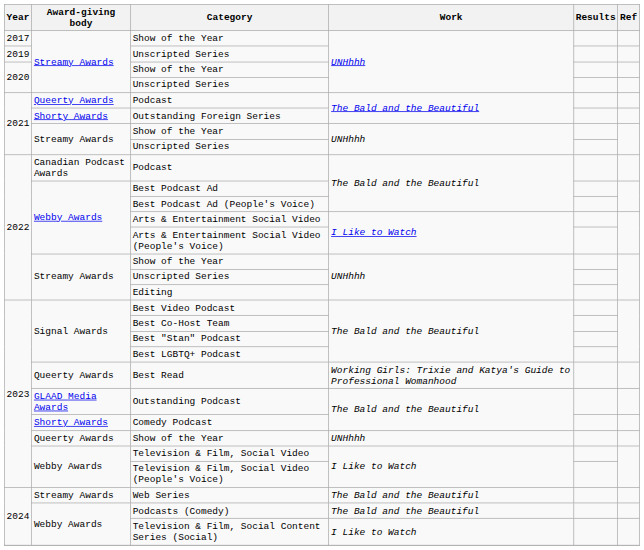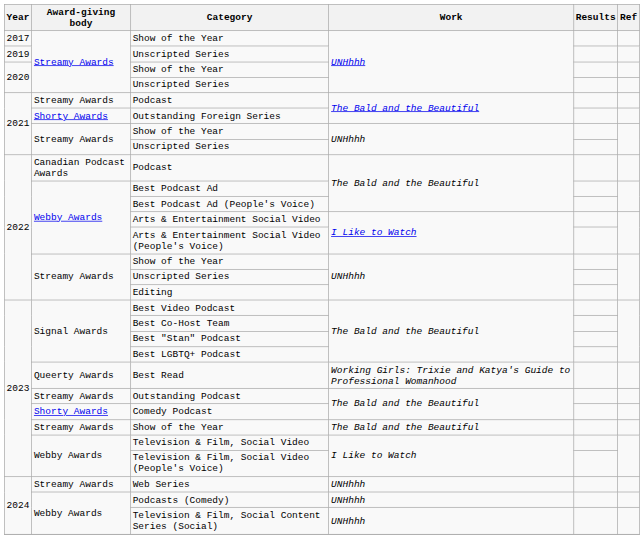(74, 100) Queerty Awards -> (74, 100) Streamy Awards
(65, 402) GLAAD Media Awards -> (74, 396) Streamy Awards
(74, 438) Queerty Awards -> (74, 427) Streamy Awards
(348, 438) UNHhhh -> (405, 427) The Bald and the Beautiful
(405, 495) The Bald and the Beautiful -> (348, 484) UNHhhh
(405, 511) The Bald and the Beautiful -> (348, 500) UNHhhh
(374, 532) I Like to Watch -> (348, 521) UNHhhh
